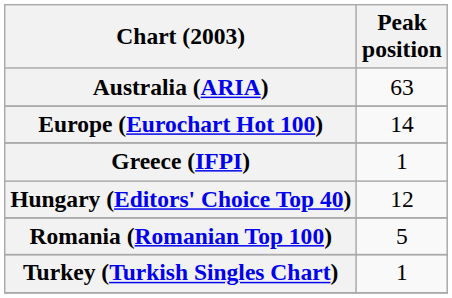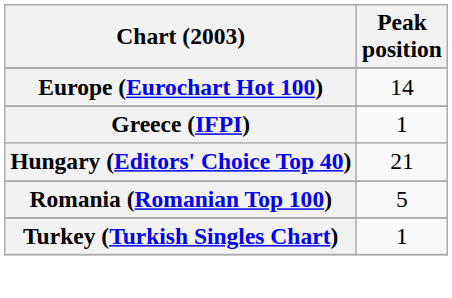- row: (181, 86)
(402, 198) 12 -> (402, 161) 21
